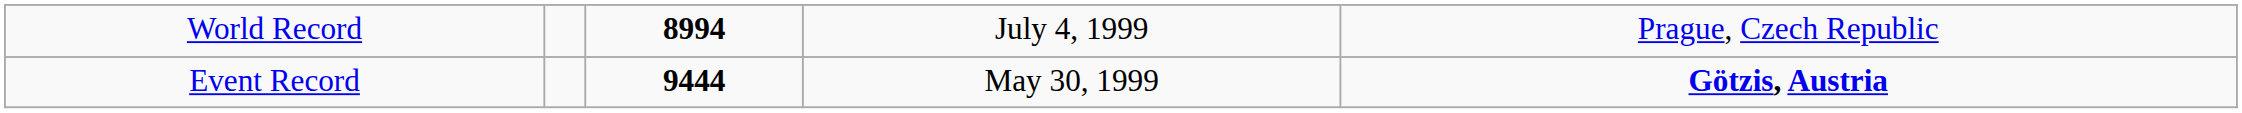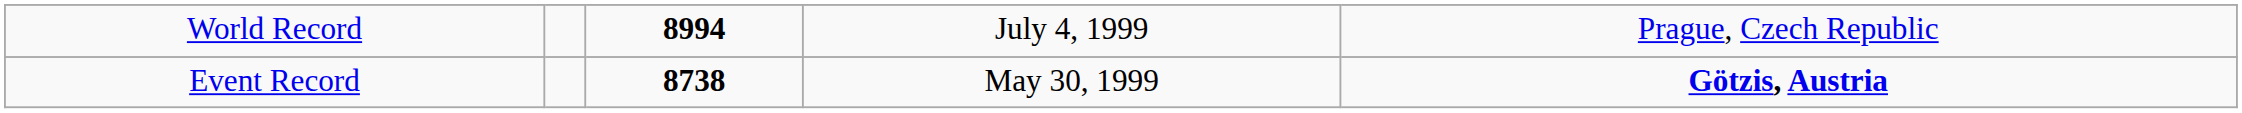(694, 81) 9444 -> (694, 81) 8738
